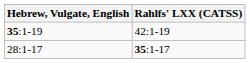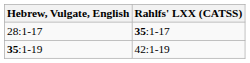rows swapped: (25, 31) <-> (25, 49)
